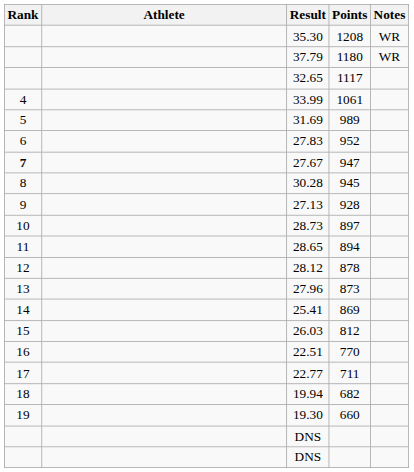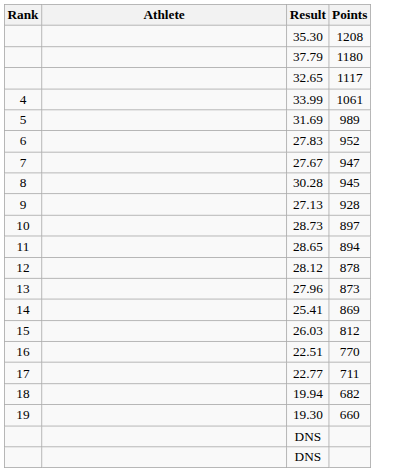- column: (389, 15)
(23, 162) bold -> (23, 162) normal
